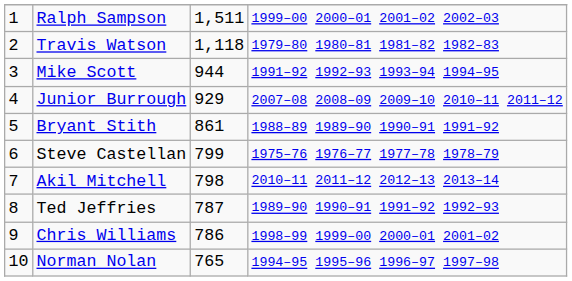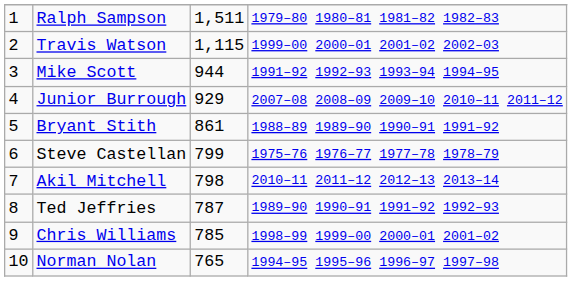(375, 18) 1999–00 2000–01 2001–02 2002–03 -> (375, 18) 1979–80 1980–81 1981–82 1982–83
(219, 45) 1,118 -> (219, 45) 1,115
(375, 45) 1979–80 1980–81 1981–82 1982–83 -> (375, 45) 1999–00 2000–01 2001–02 2002–03
(209, 235) 786 -> (209, 235) 785
